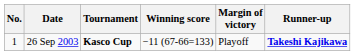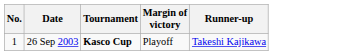- column: (178, 19)
(307, 42) bold -> (229, 42) normal
